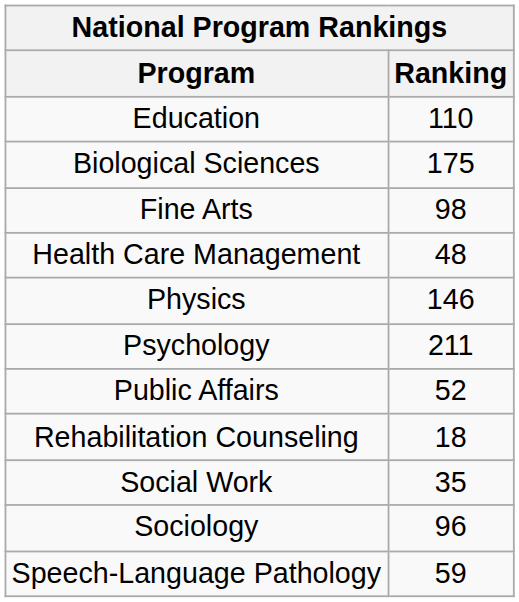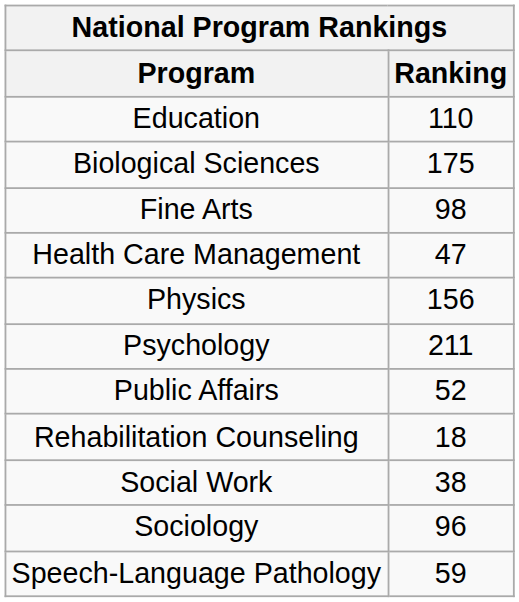(451, 254) 48 -> (451, 254) 47
(451, 300) 146 -> (451, 300) 156
(451, 482) 35 -> (451, 482) 38
